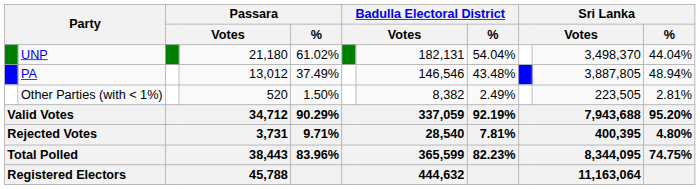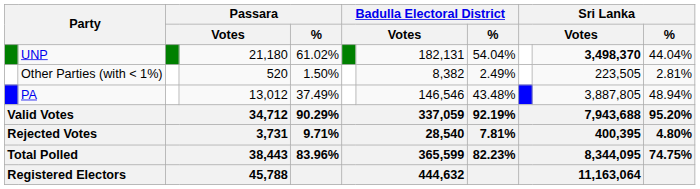(613, 54) normal -> (613, 54) bold
rows swapped: (29, 74) <-> (92, 94)
